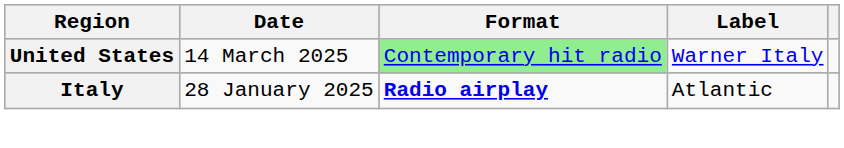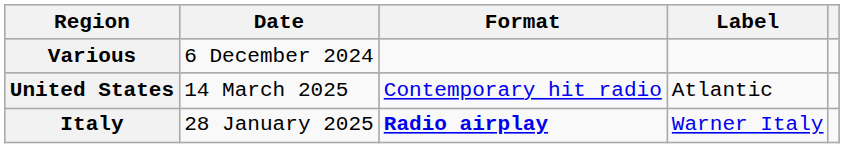+ row: (92, 56)
(523, 56) lightgreen background -> (523, 91) no background
(748, 56) Warner Italy -> (722, 91) Atlantic
(722, 91) Atlantic -> (748, 125) Warner Italy
